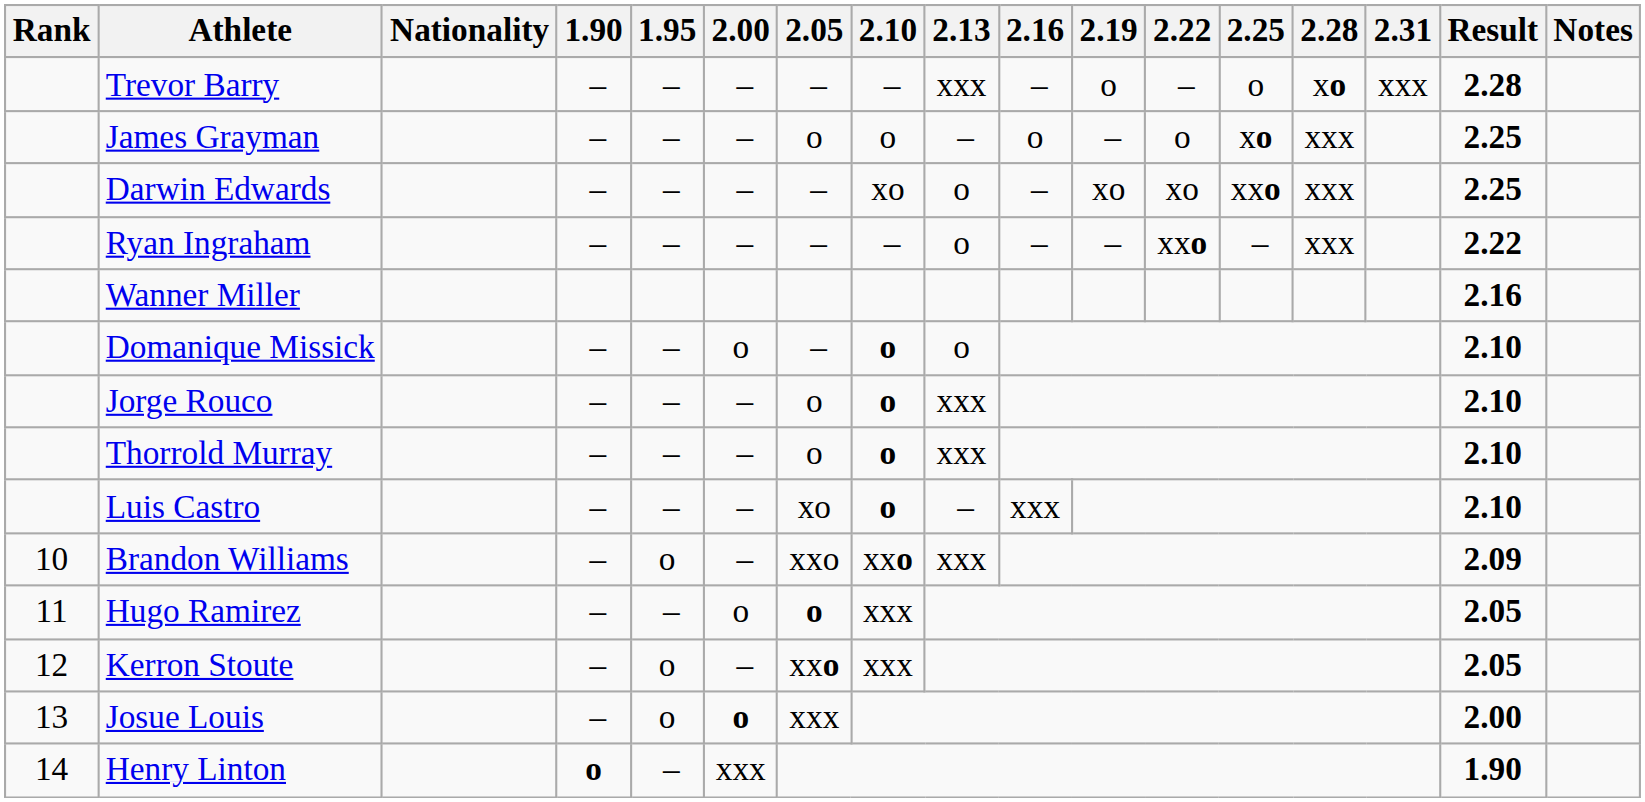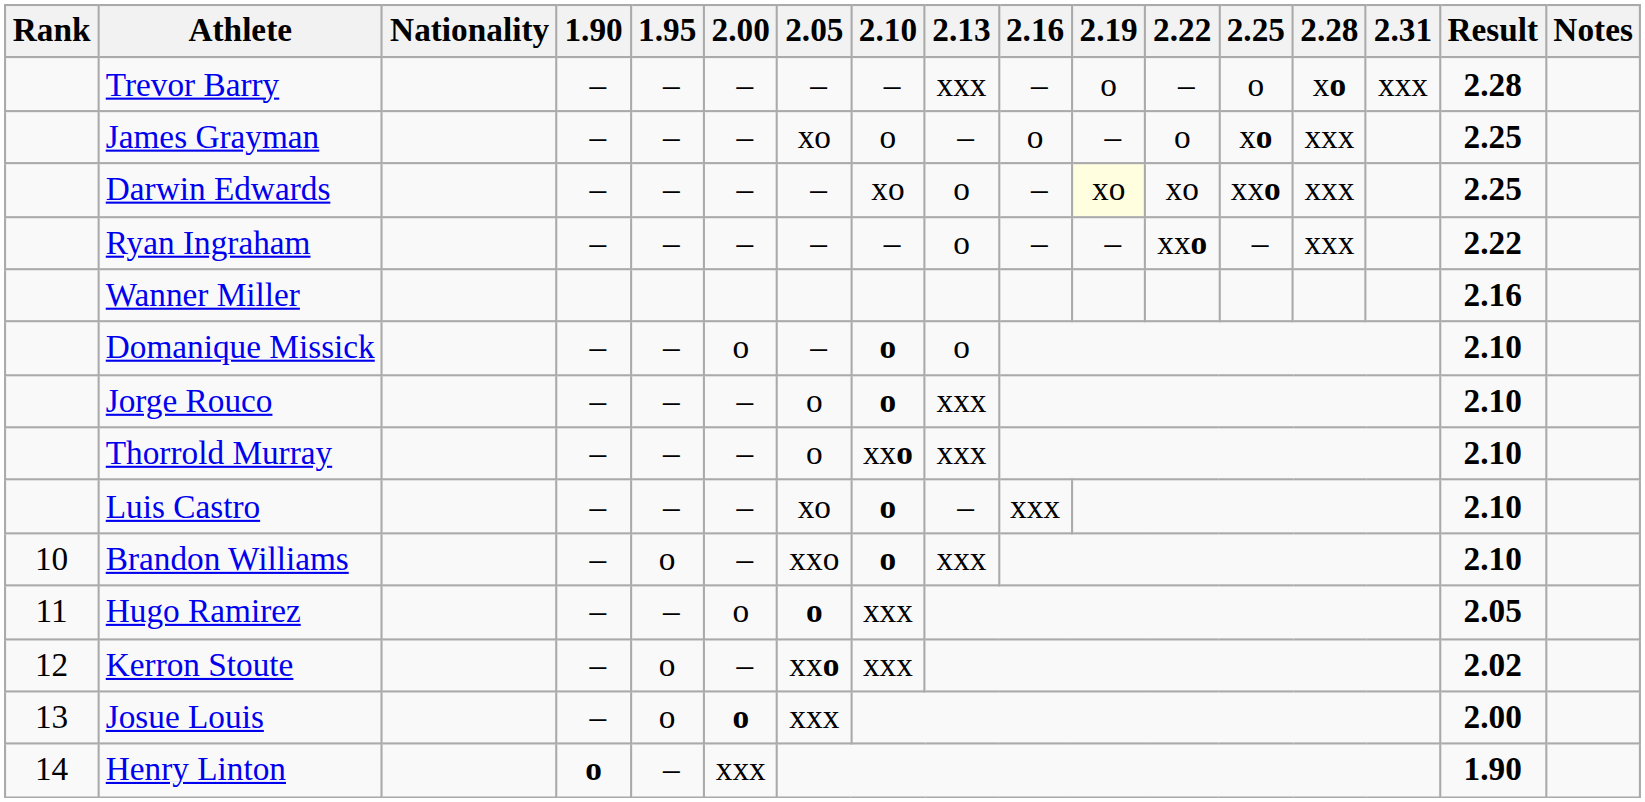(814, 136) o -> (814, 136) xo
(1109, 189) no background -> (1109, 189) lightyellow background
(888, 453) o -> (888, 453) xxo
(888, 558) xxo -> (888, 558) o
(1493, 558) 2.09 -> (1493, 558) 2.10
(1493, 664) 2.05 -> (1493, 664) 2.02
